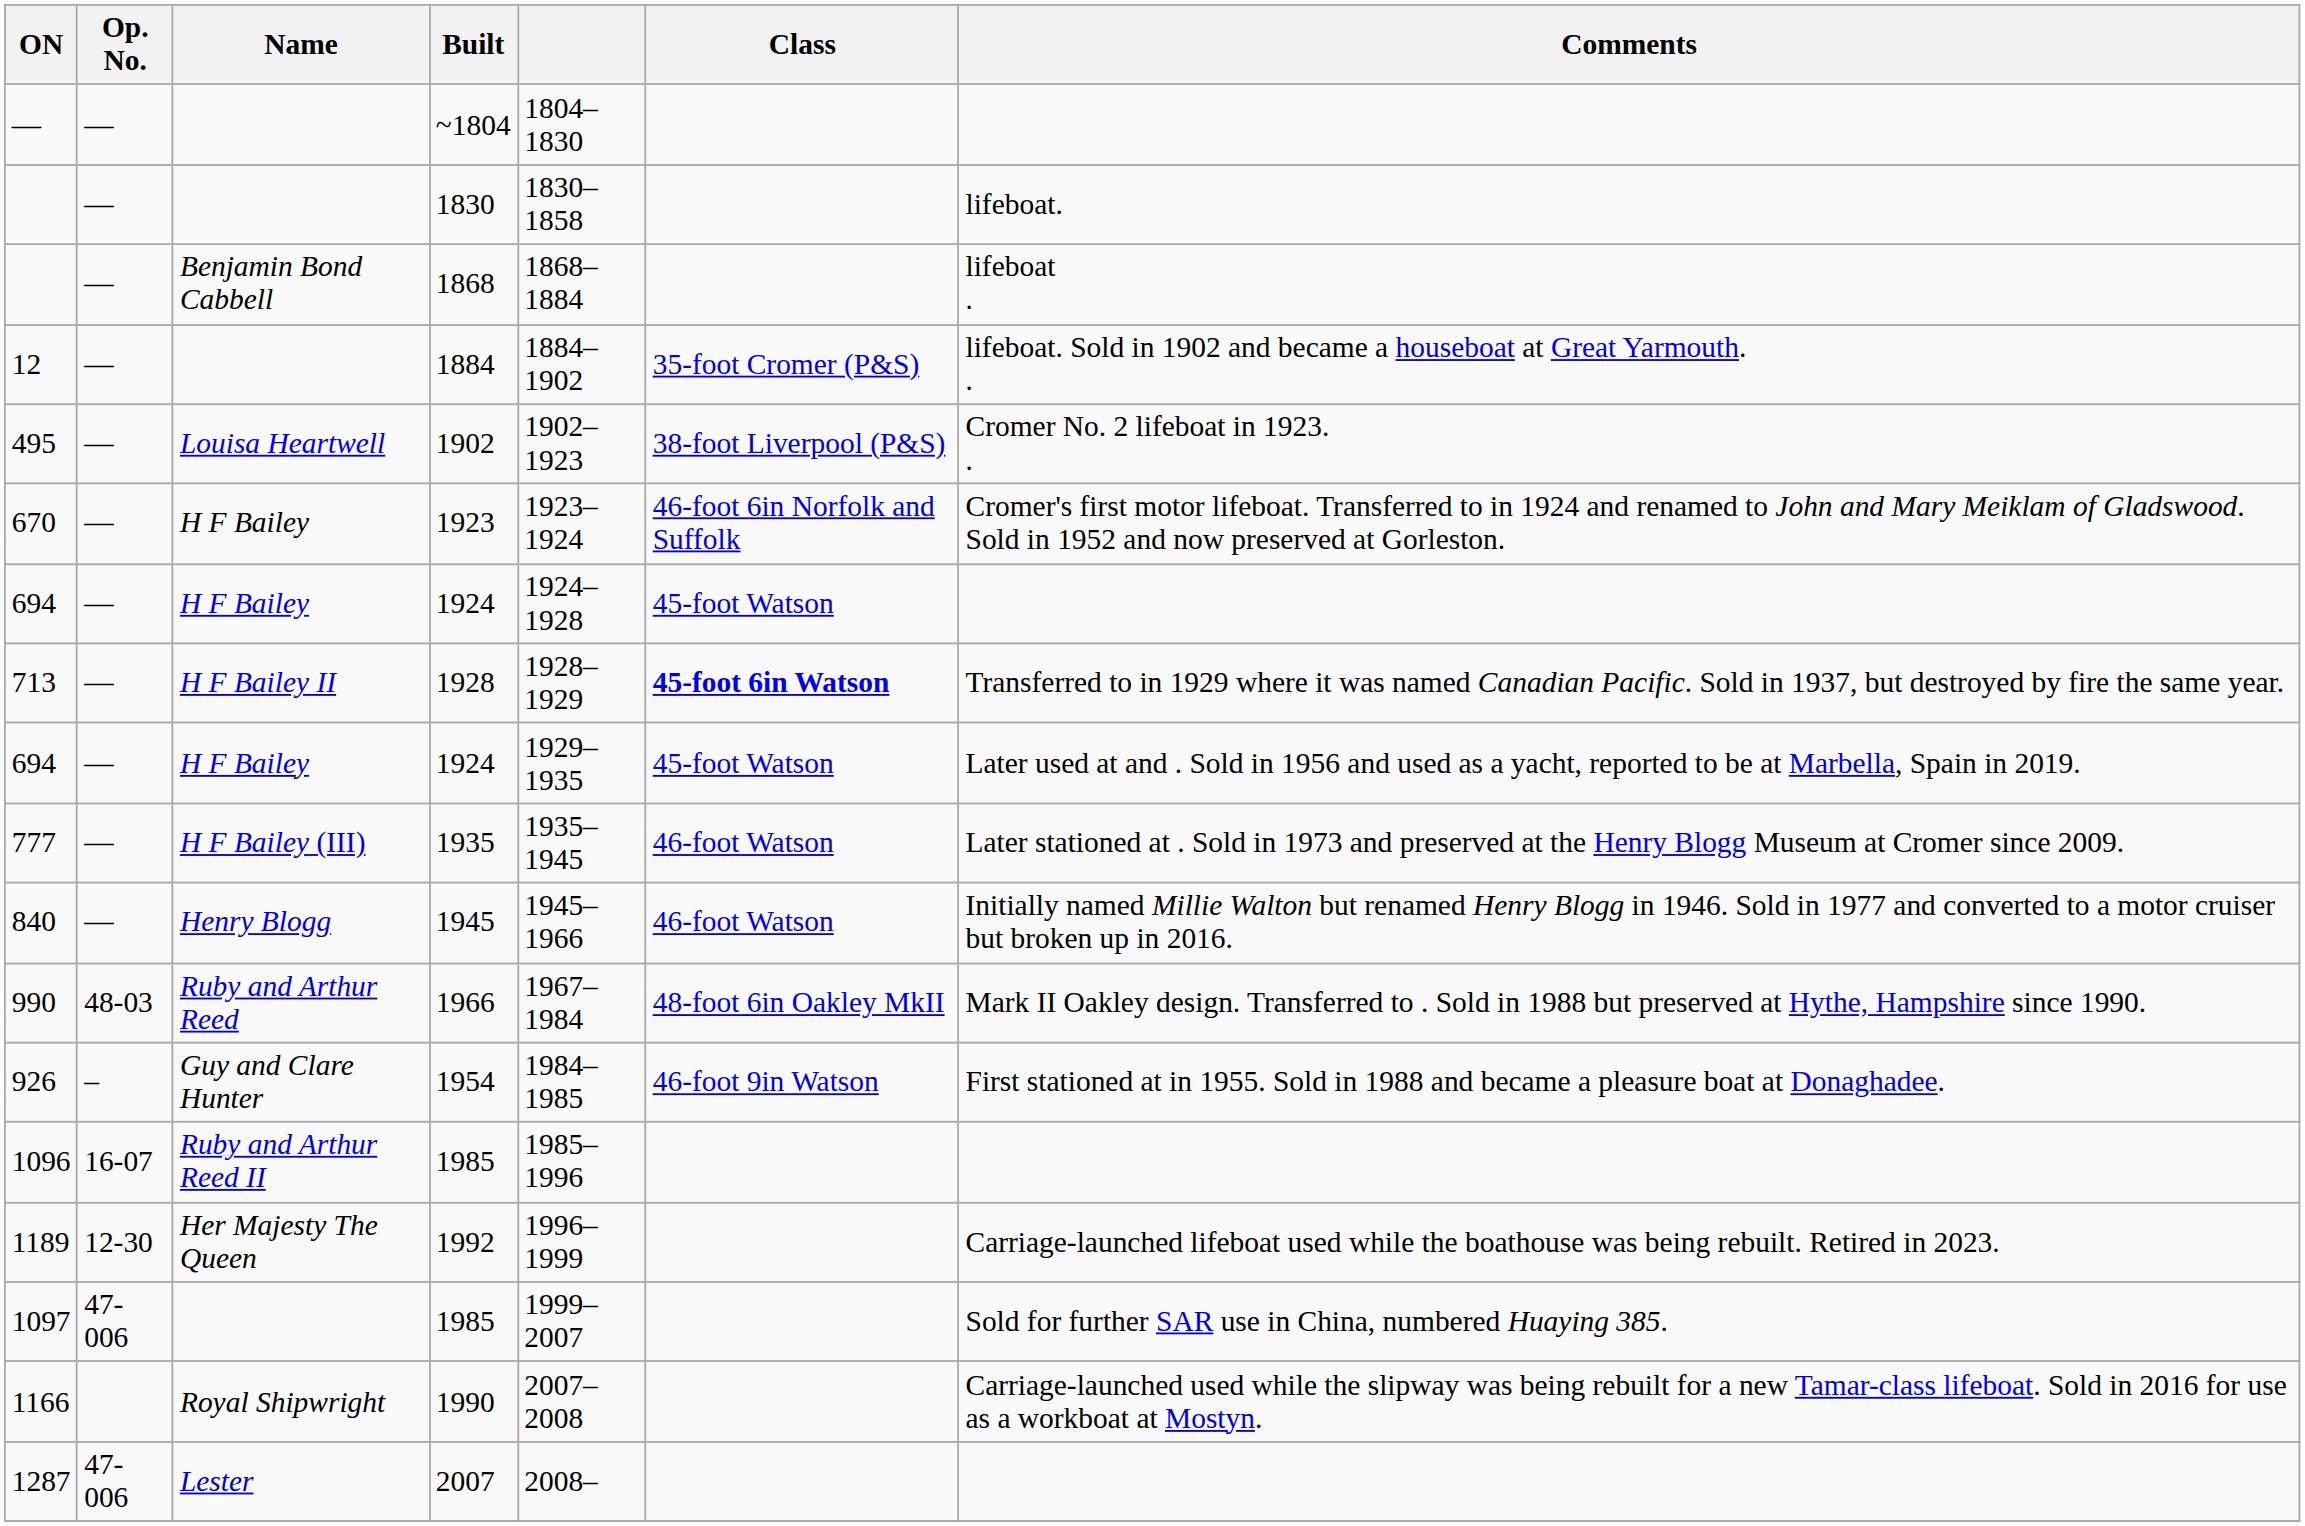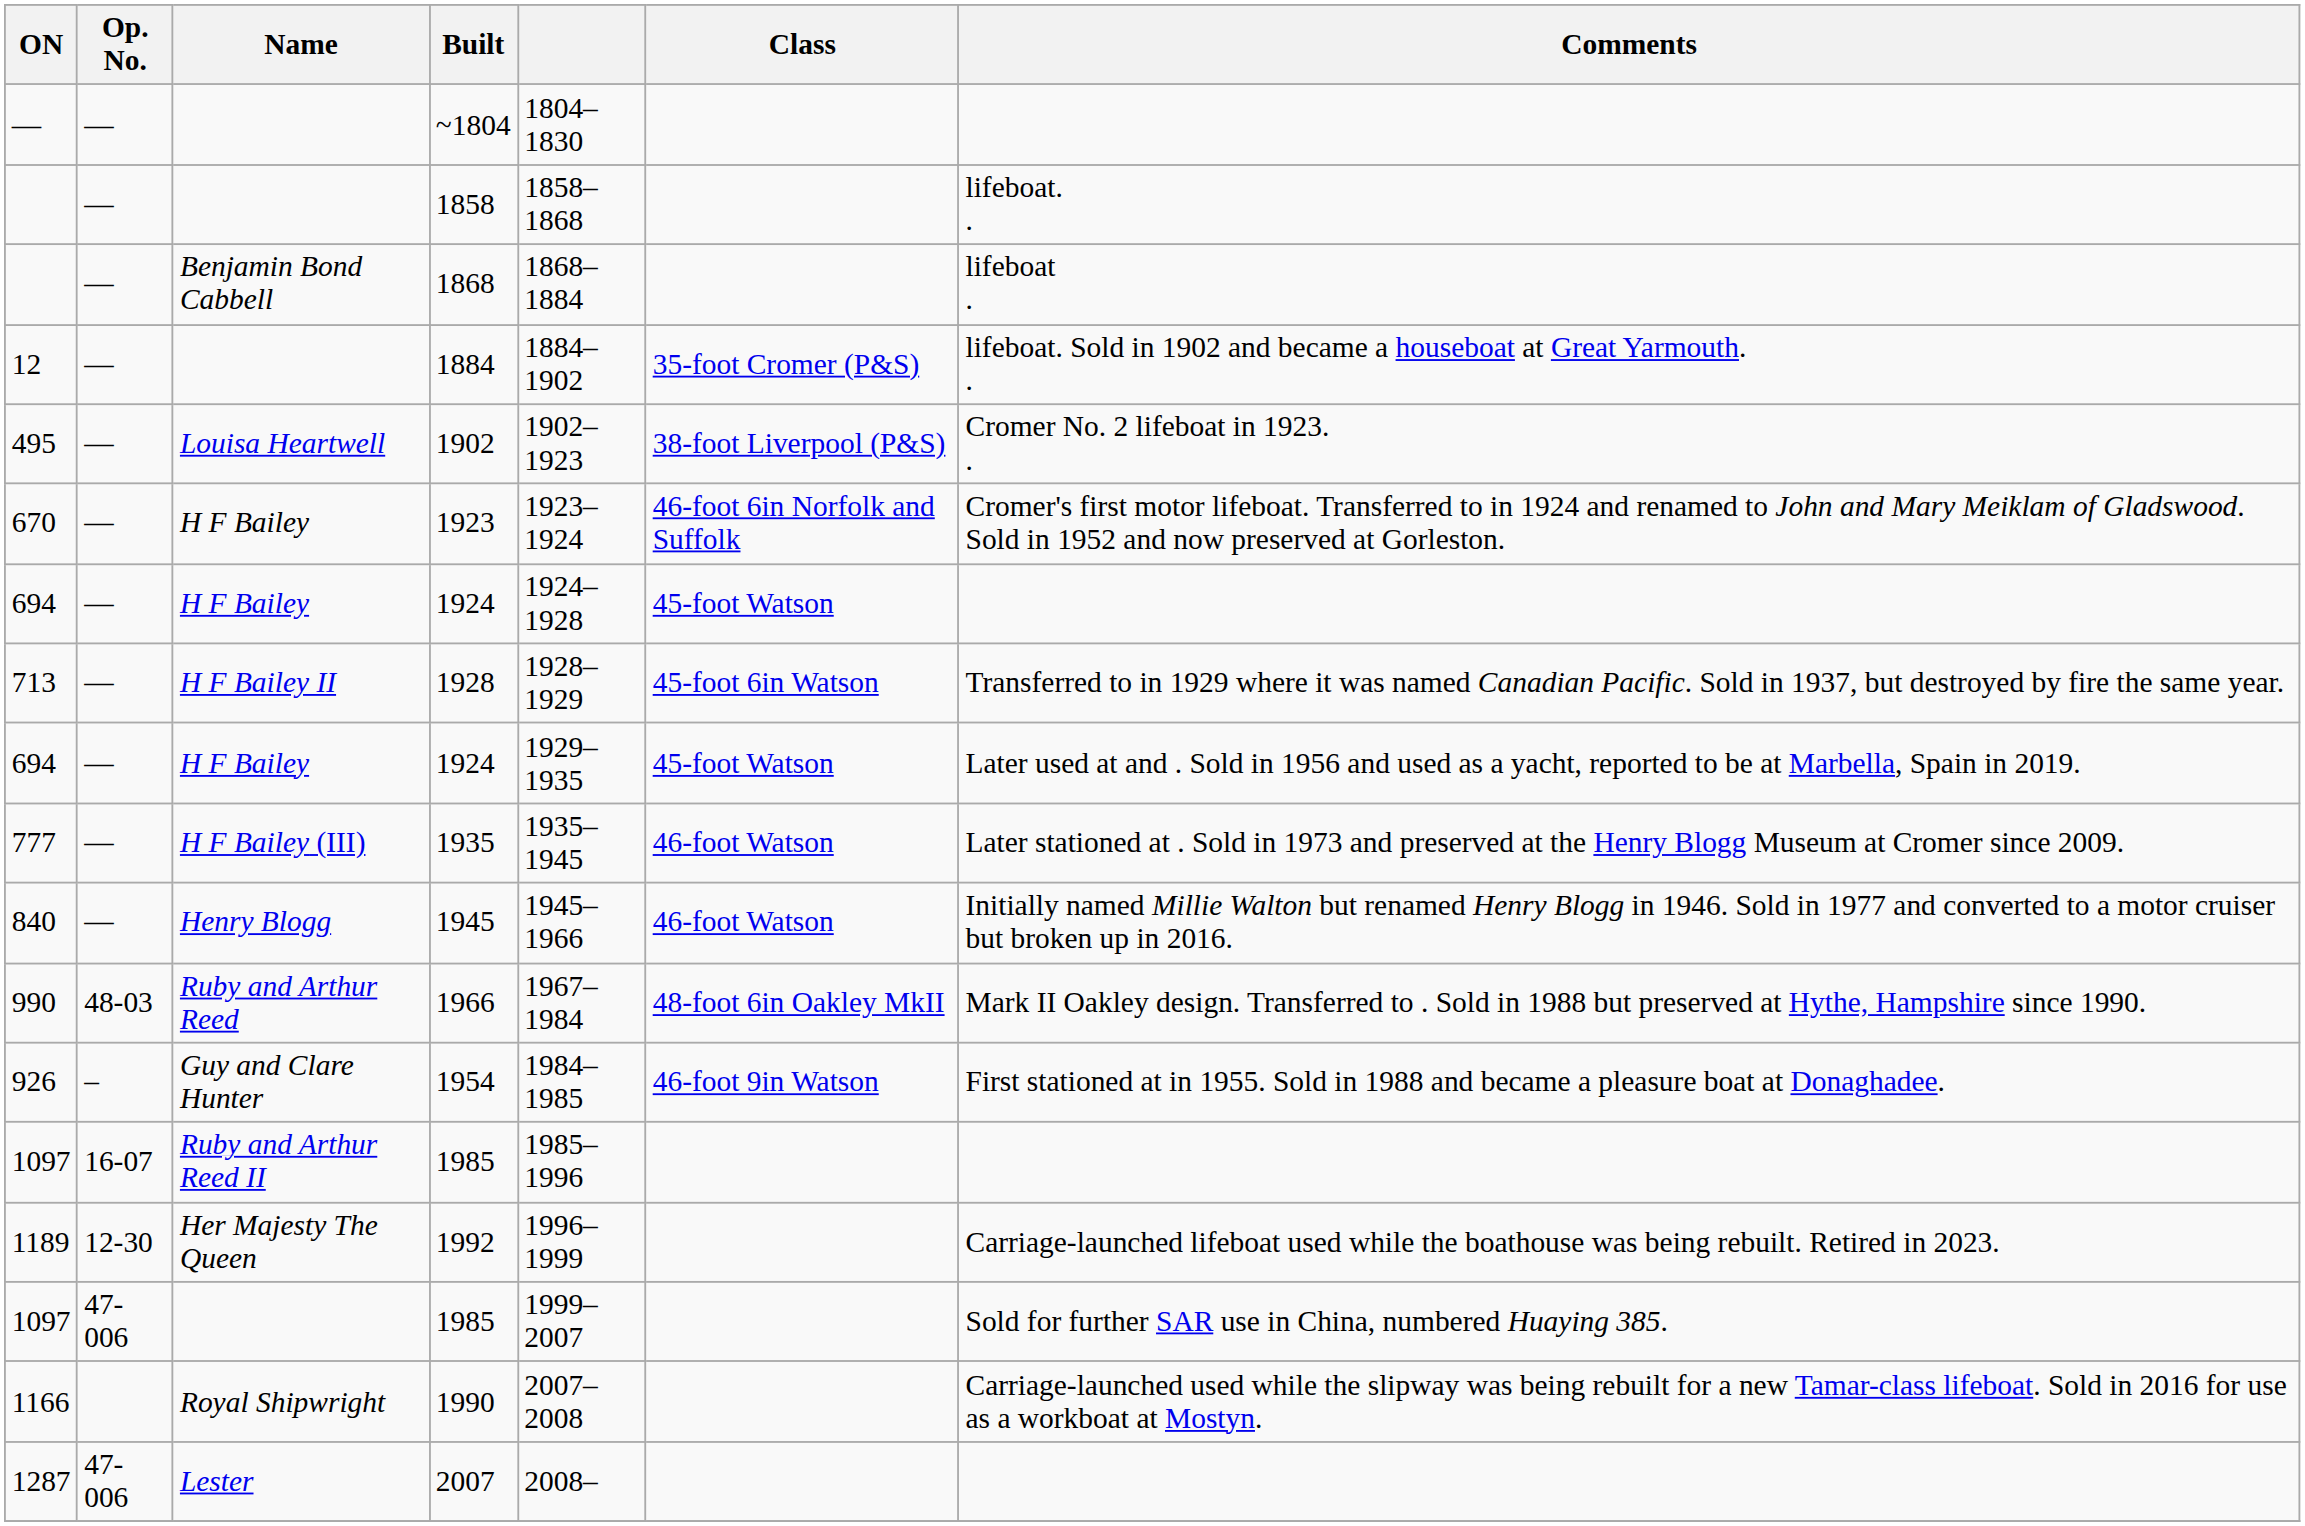- row: (301, 204)
+ row: (301, 204)
(771, 682) bold -> (766, 682) normal
(41, 1161) 1096 -> (41, 1161) 1097
